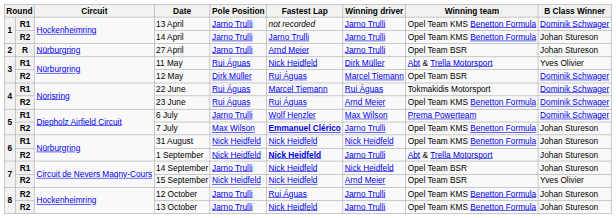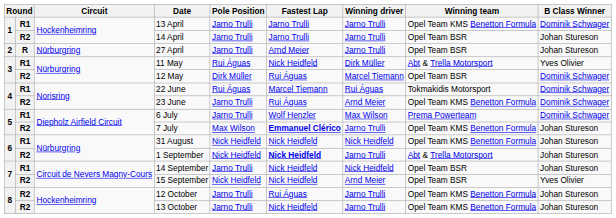(292, 24) not recorded -> (289, 24) Jarno Trulli
(472, 37) Opel Team KMS Benetton Formula -> (437, 37) Opel Team BSR
(231, 102) Rui Águas -> (232, 102) Jarno Trulli
